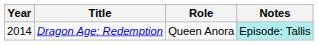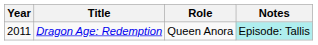(19, 31) 2014 -> (19, 31) 2011
